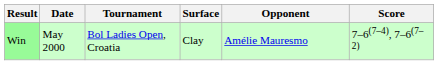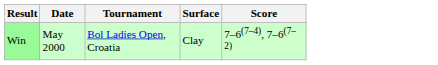- column: (285, 13)
